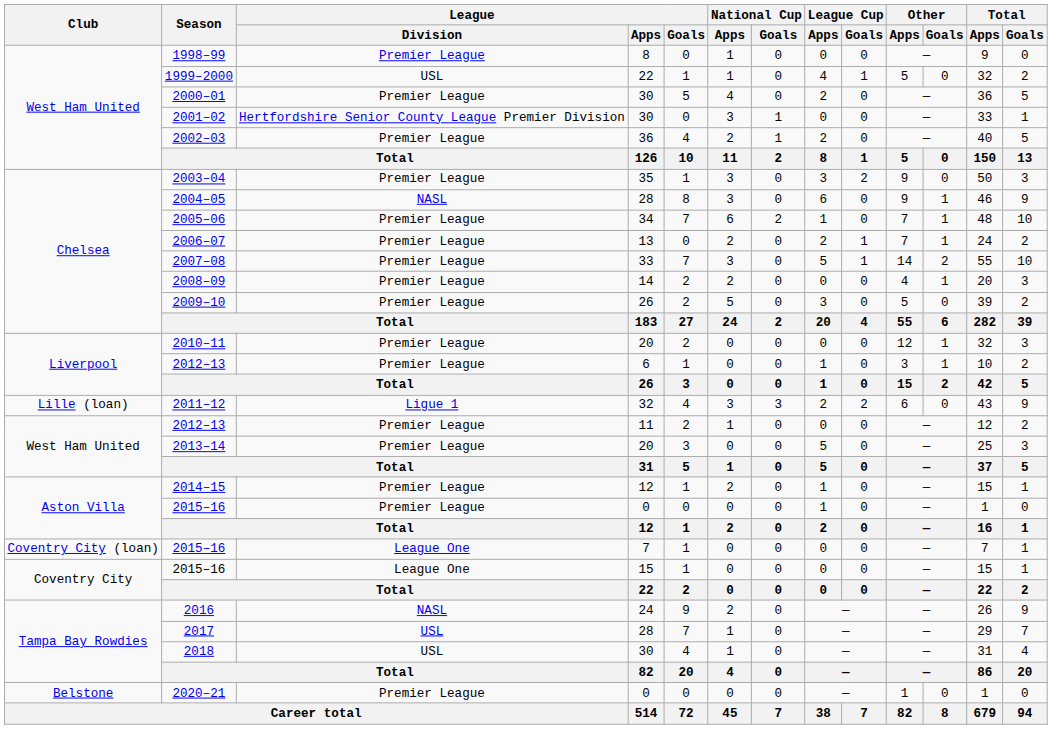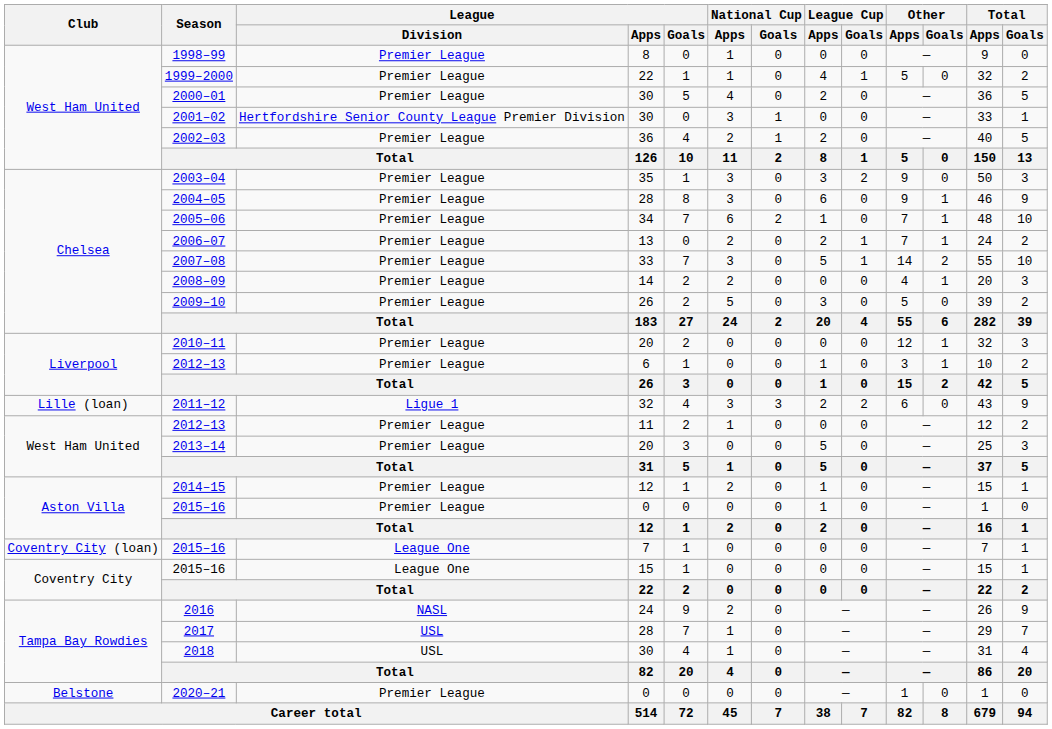(432, 76) USL -> (432, 76) Premier League
(432, 200) NASL -> (432, 200) Premier League
